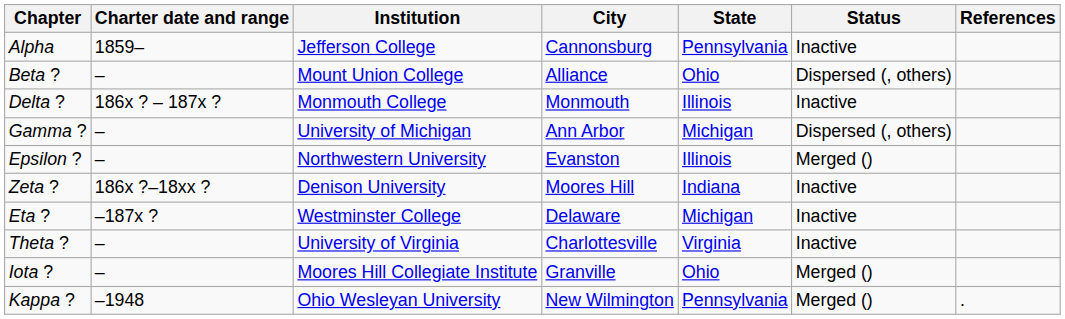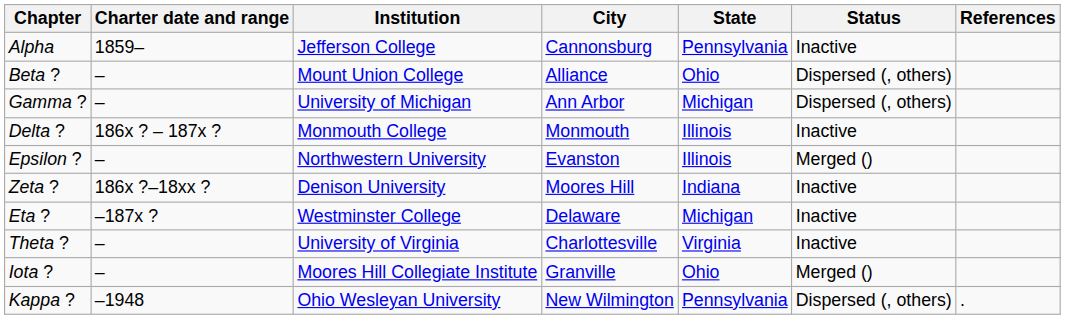rows swapped: (48, 131) <-> (37, 103)
(834, 300) Merged () -> (874, 300) Dispersed (, others)
